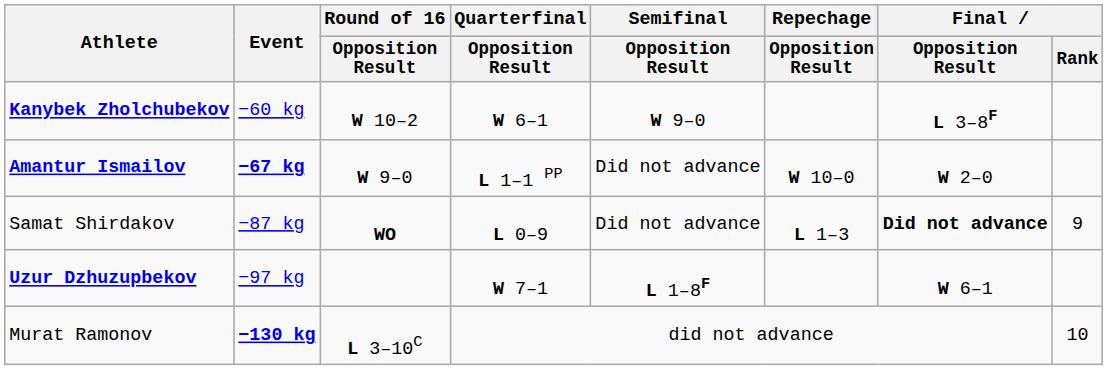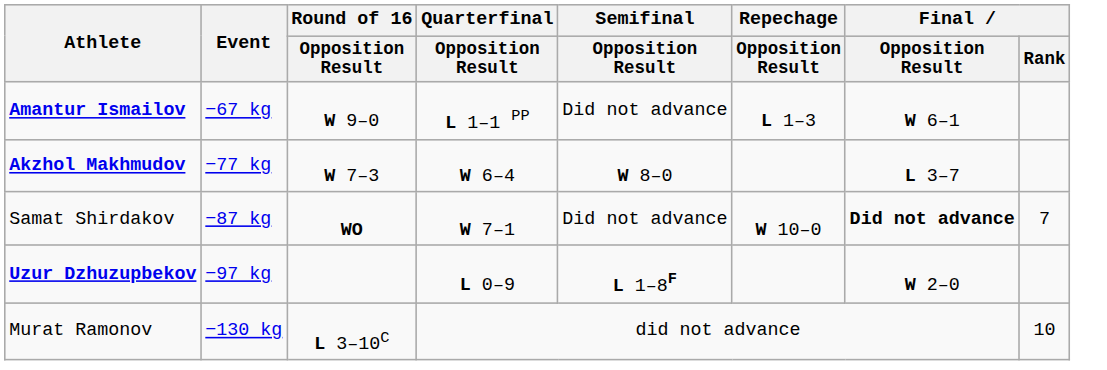- row: (119, 110)
(271, 168) bold -> (238, 110) normal
(822, 179) W 10–0 -> (789, 121) L 1–3
(965, 179) W 2–0 -> (932, 121) W 6–1
+ row: (97, 165)
(520, 234) L 0–9 -> (487, 229) W 7–1
(822, 234) L 1–3 -> (789, 229) W 10–0
(1077, 223) 9 -> (1044, 218) 7
(520, 289) W 7–1 -> (487, 284) L 0–9
(965, 289) W 6–1 -> (932, 284) W 2–0
(277, 335) bold -> (244, 331) normal
